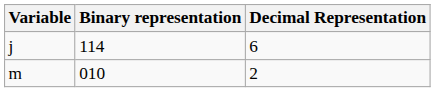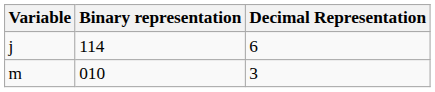(254, 73) 2 -> (254, 73) 3
